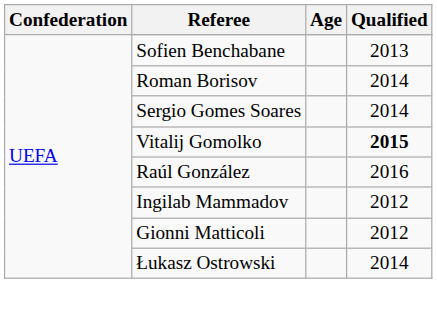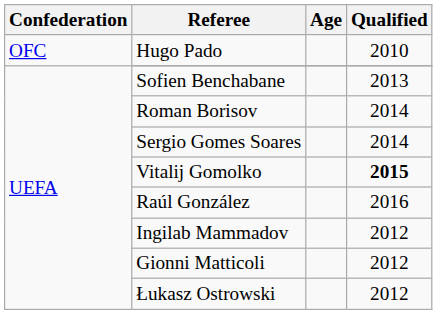+ row: (179, 50)
(389, 263) 2014 -> (389, 293) 2012
